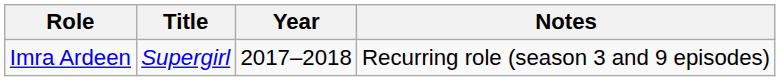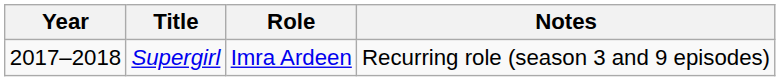columns swapped: (296, 22) <-> (70, 22)
